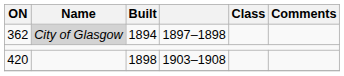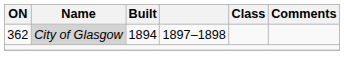- row: (18, 60)
